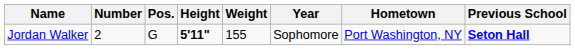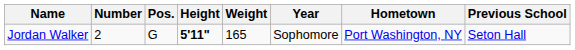(236, 34) 155 -> (236, 34) 165
(499, 34) bold -> (497, 34) normal
